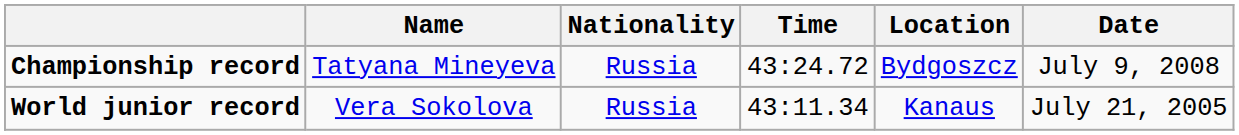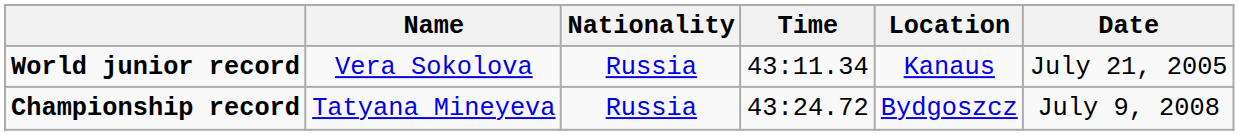rows swapped: (156, 108) <-> (156, 67)
